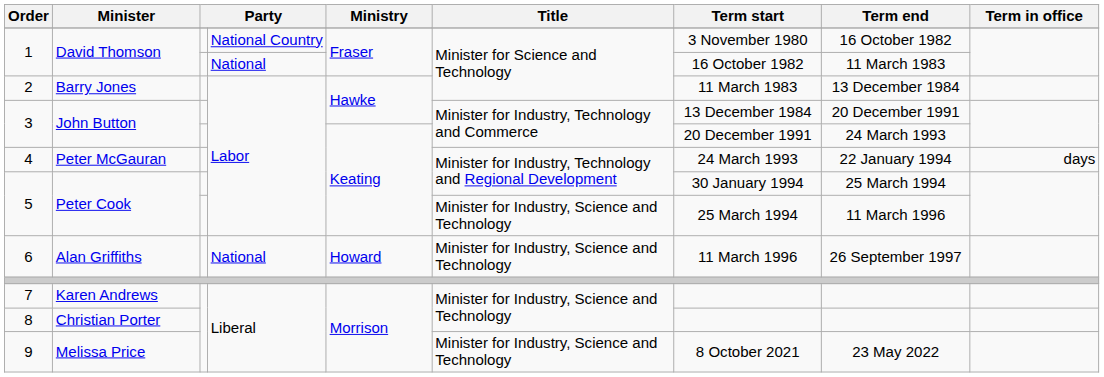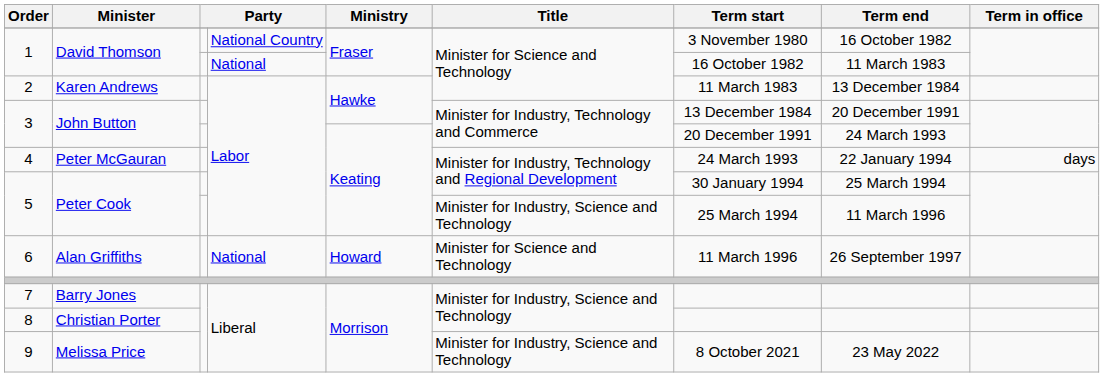(96, 87) Barry Jones -> (107, 87) Karen Andrews
(546, 256) Minister for Industry, Science and Technology -> (516, 256) Minister for Science and Technology
(107, 295) Karen Andrews -> (96, 295) Barry Jones
